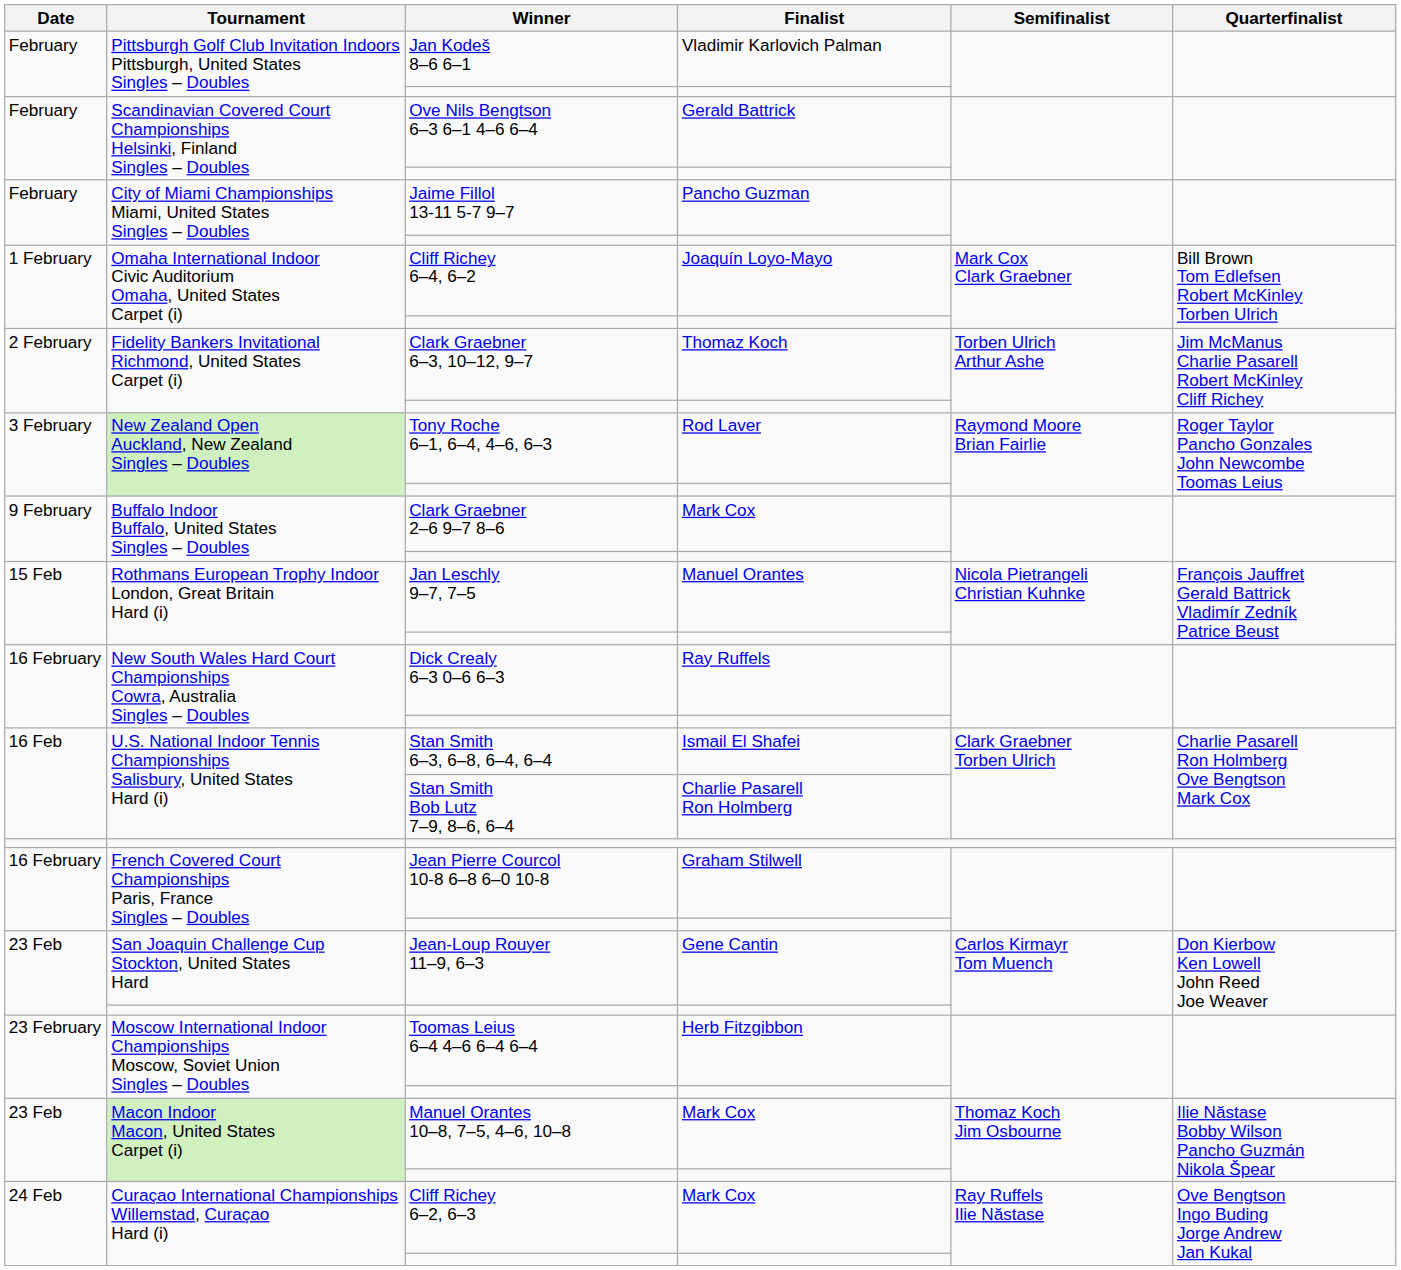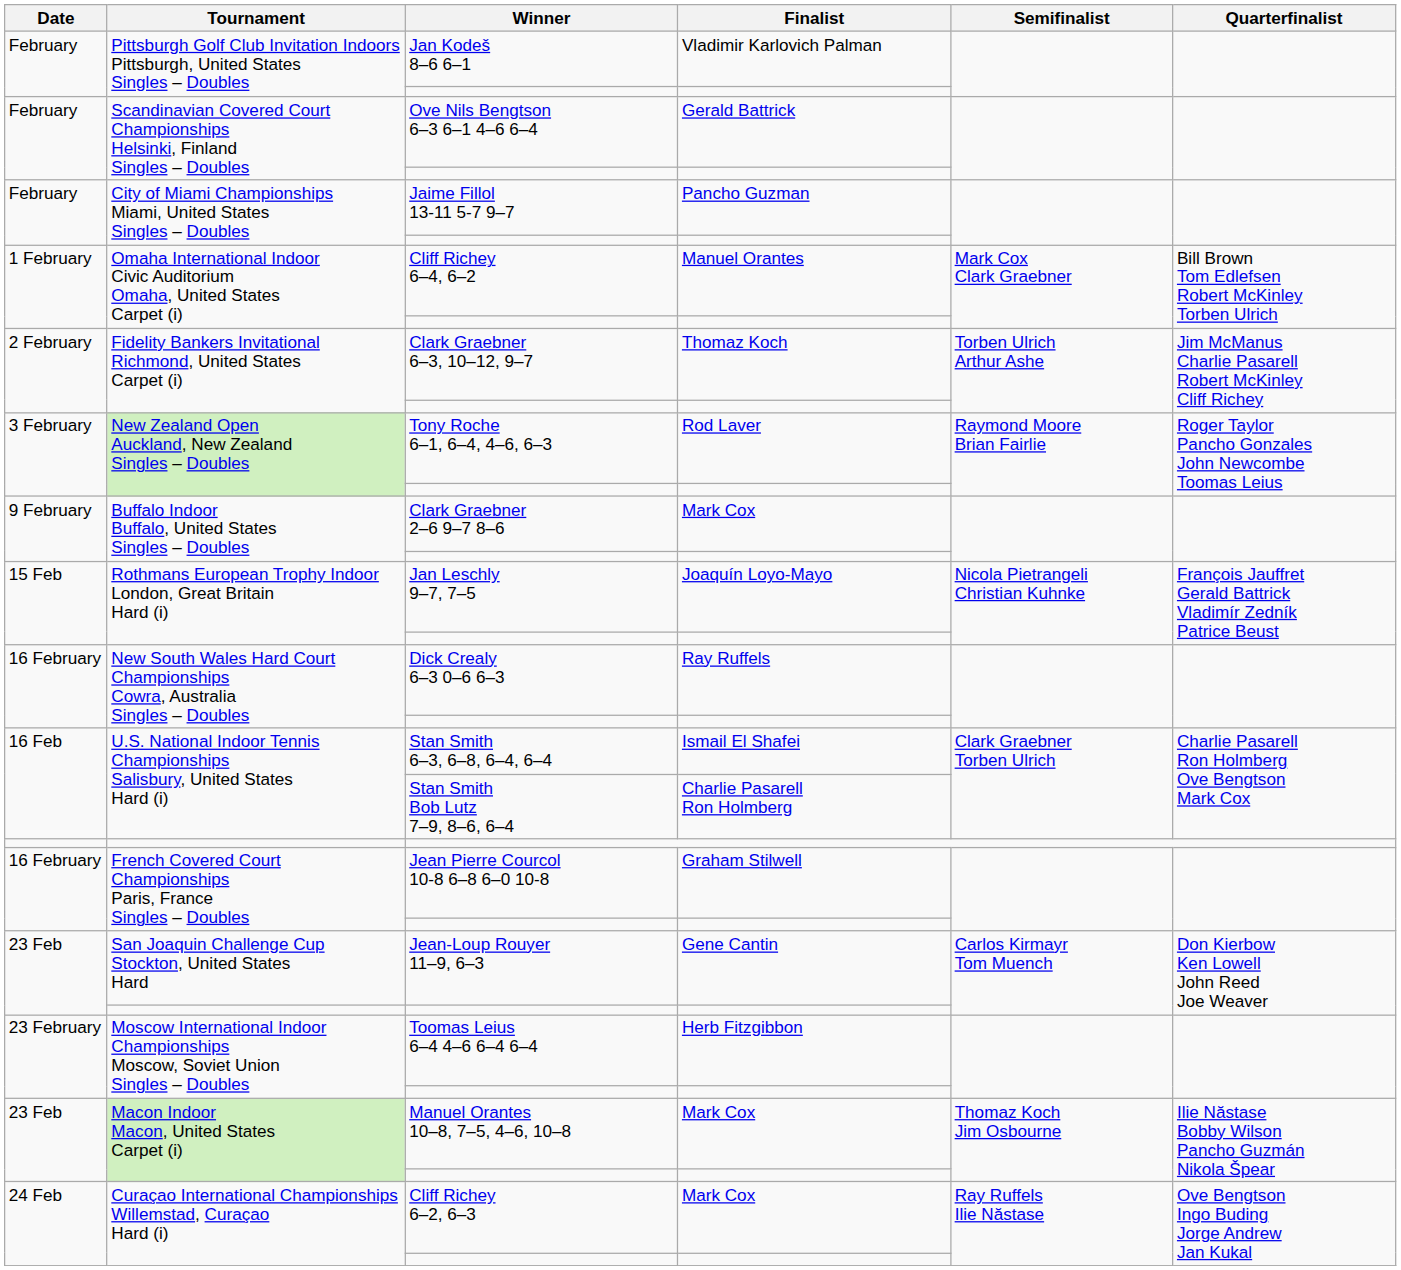(757, 258) Joaquín Loyo-Mayo -> (743, 258) Manuel Orantes
(743, 574) Manuel Orantes -> (757, 574) Joaquín Loyo-Mayo
